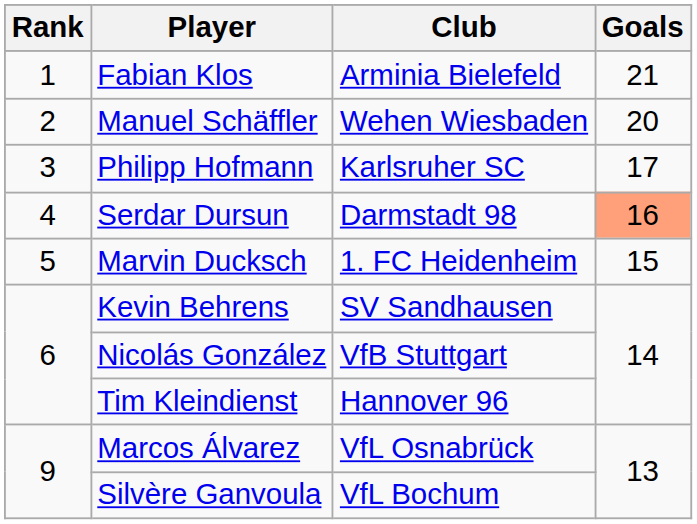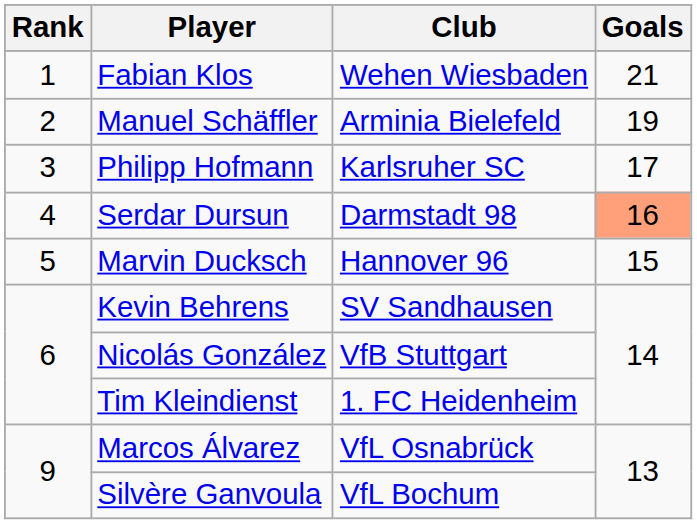(450, 74) Arminia Bielefeld -> (464, 74) Wehen Wiesbaden
(464, 121) Wehen Wiesbaden -> (450, 121) Arminia Bielefeld
(643, 121) 20 -> (643, 121) 19
(459, 261) 1. FC Heidenheim -> (424, 261) Hannover 96
(424, 401) Hannover 96 -> (459, 401) 1. FC Heidenheim
